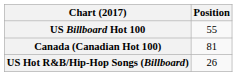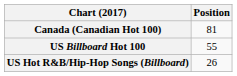rows swapped: (98, 46) <-> (98, 29)
